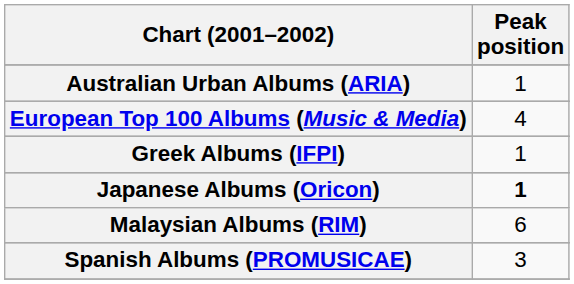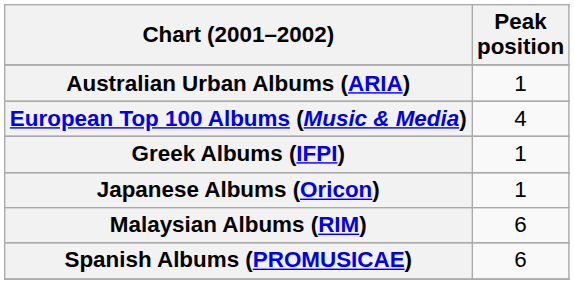(521, 189) bold -> (521, 189) normal
(521, 260) 3 -> (521, 260) 6
